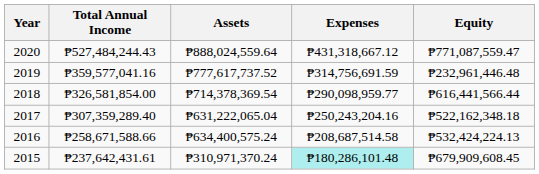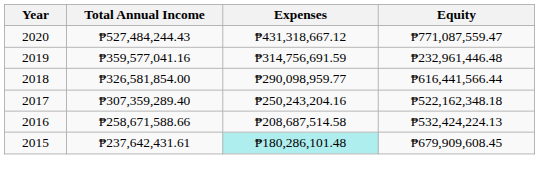- column: (231, 22)
